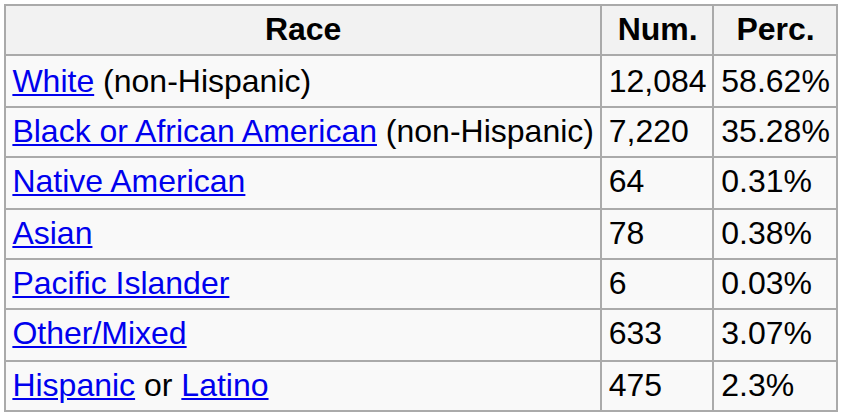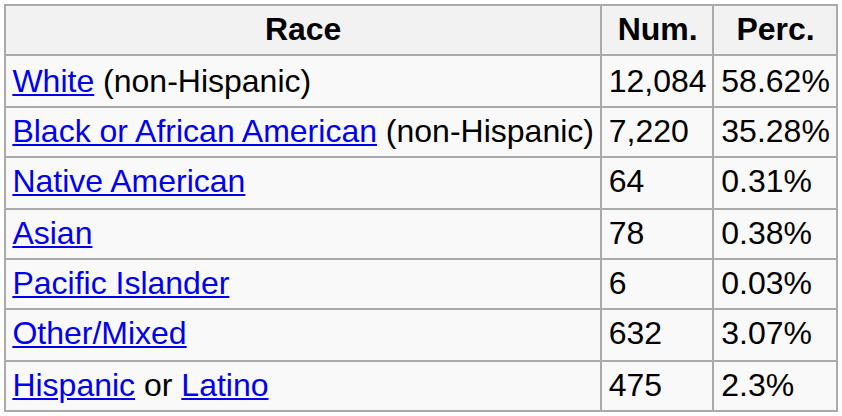(635, 334) 633 -> (635, 334) 632
